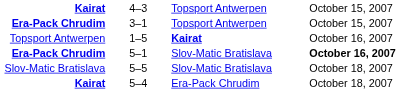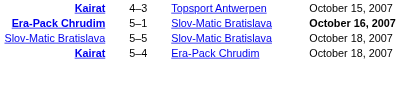- row: (138, 23)
- row: (138, 38)
